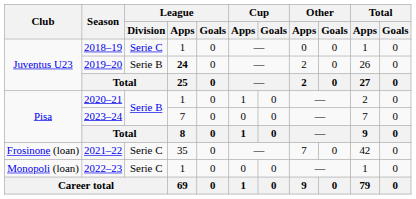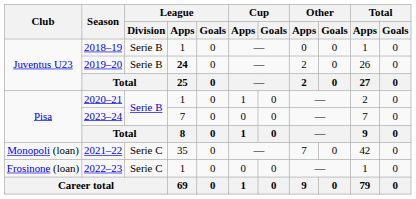(146, 47) Serie C -> (146, 47) Serie B
(43, 151) Frosinone (loan) -> (43, 151) Monopoli (loan)
(43, 168) Monopoli (loan) -> (43, 168) Frosinone (loan)
